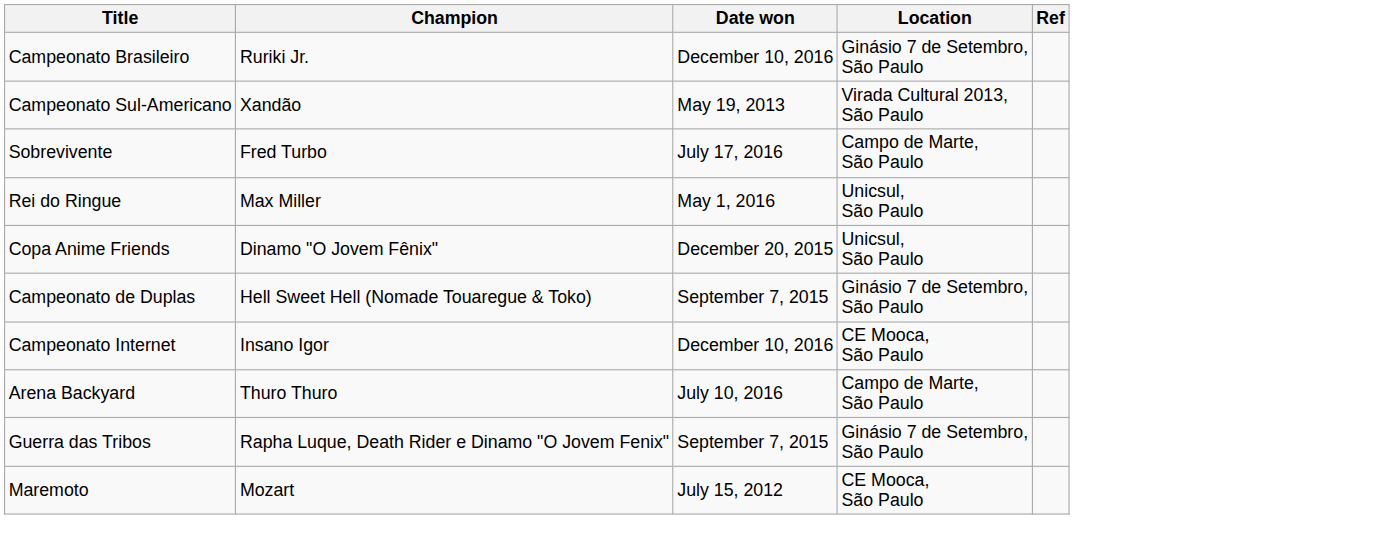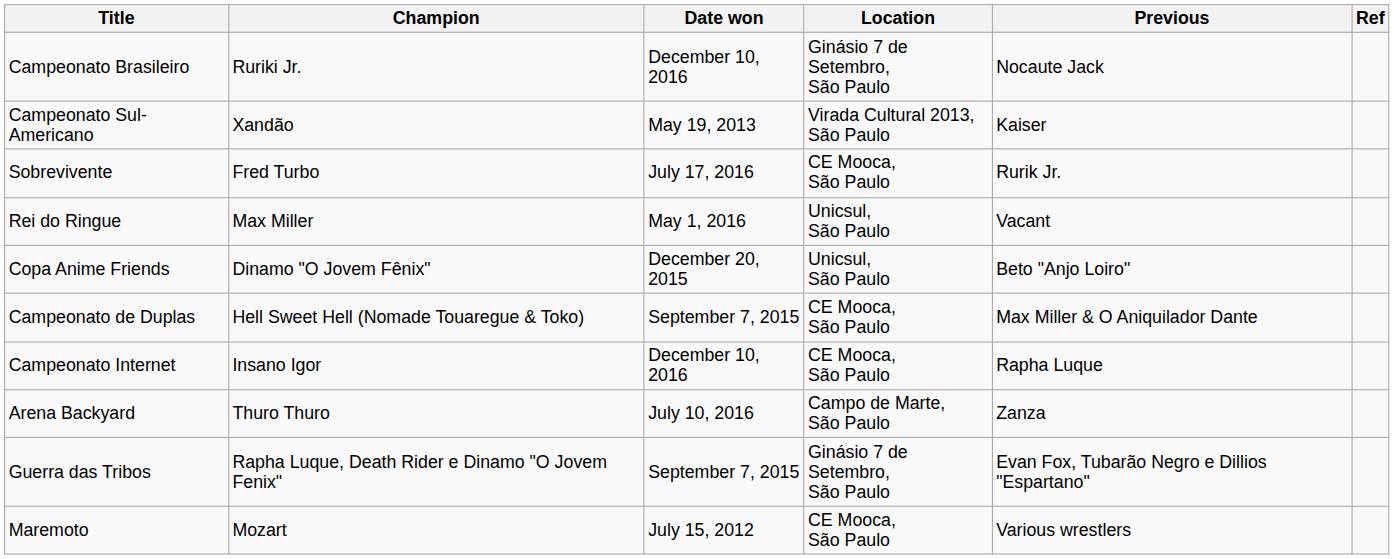+ column: (1172, 18)
(910, 153) Campo de Marte, São Paulo -> (852, 173) CE Mooca, São Paulo
(935, 297) Ginásio 7 de Setembro, São Paulo -> (852, 317) CE Mooca, São Paulo
